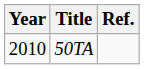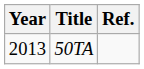(27, 48) 2010 -> (27, 48) 2013
